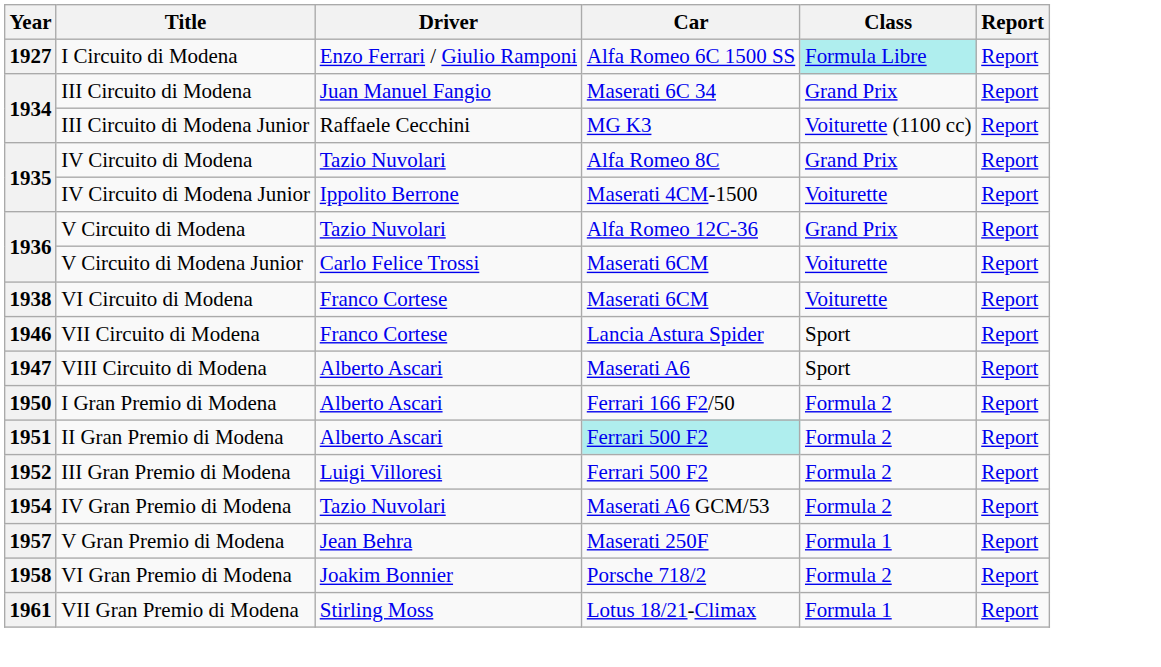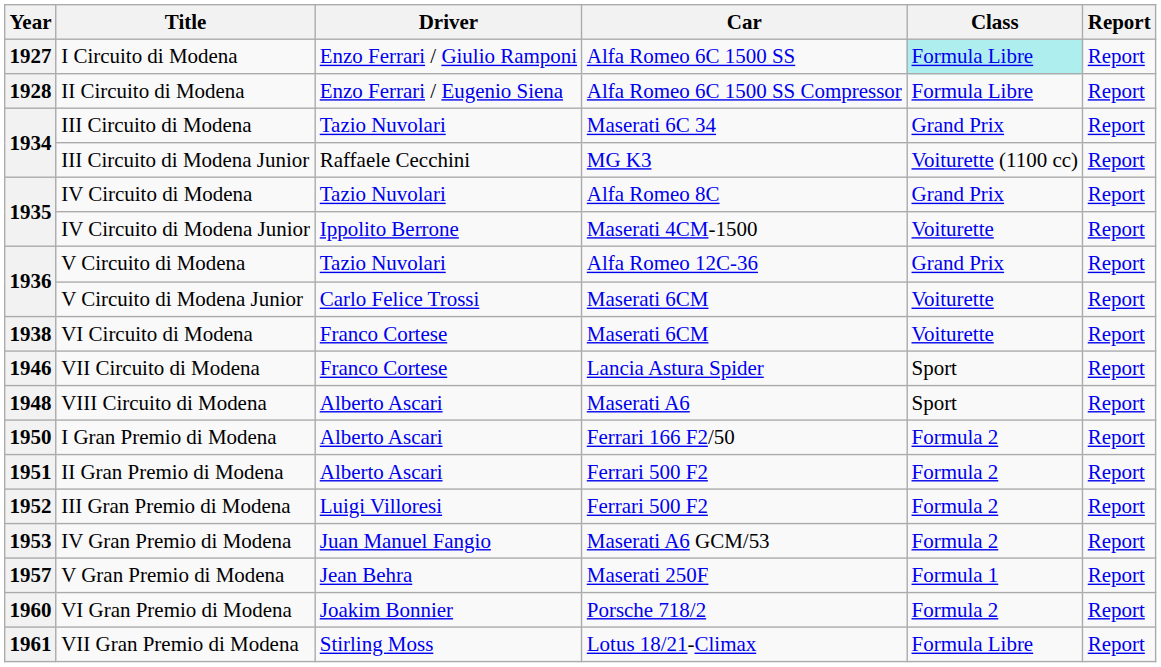+ row: (153, 91)
(405, 91) Juan Manuel Fangio -> (383, 125) Tazio Nuvolari
(31, 367) 1947 -> (31, 402) 1948
(647, 437) paleturquoise background -> (647, 471) no background
(31, 506) 1954 -> (31, 540) 1953
(383, 506) Tazio Nuvolari -> (405, 540) Juan Manuel Fangio
(31, 575) 1958 -> (31, 609) 1960
(848, 609) Formula 1 -> (972, 644) Formula Libre
